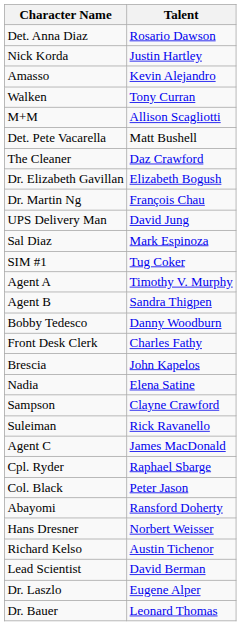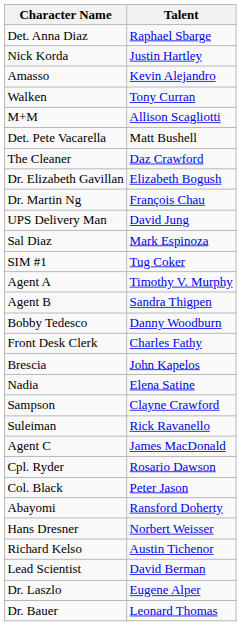(173, 35) Rosario Dawson -> (170, 35) Raphael Sbarge
(170, 466) Raphael Sbarge -> (173, 466) Rosario Dawson
